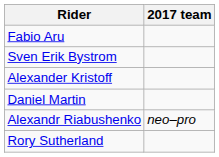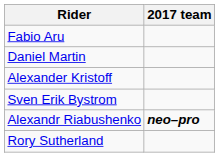rows swapped: (62, 57) <-> (47, 99)
(172, 120) normal -> (173, 120) bold
